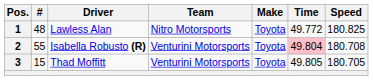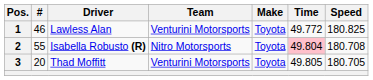(40, 29) 48 -> (40, 29) 46
(191, 29) Nitro Motorsports -> (200, 29) Venturini Motorsports
(200, 46) Venturini Motorsports -> (191, 46) Nitro Motorsports
(40, 63) 15 -> (40, 63) 20
